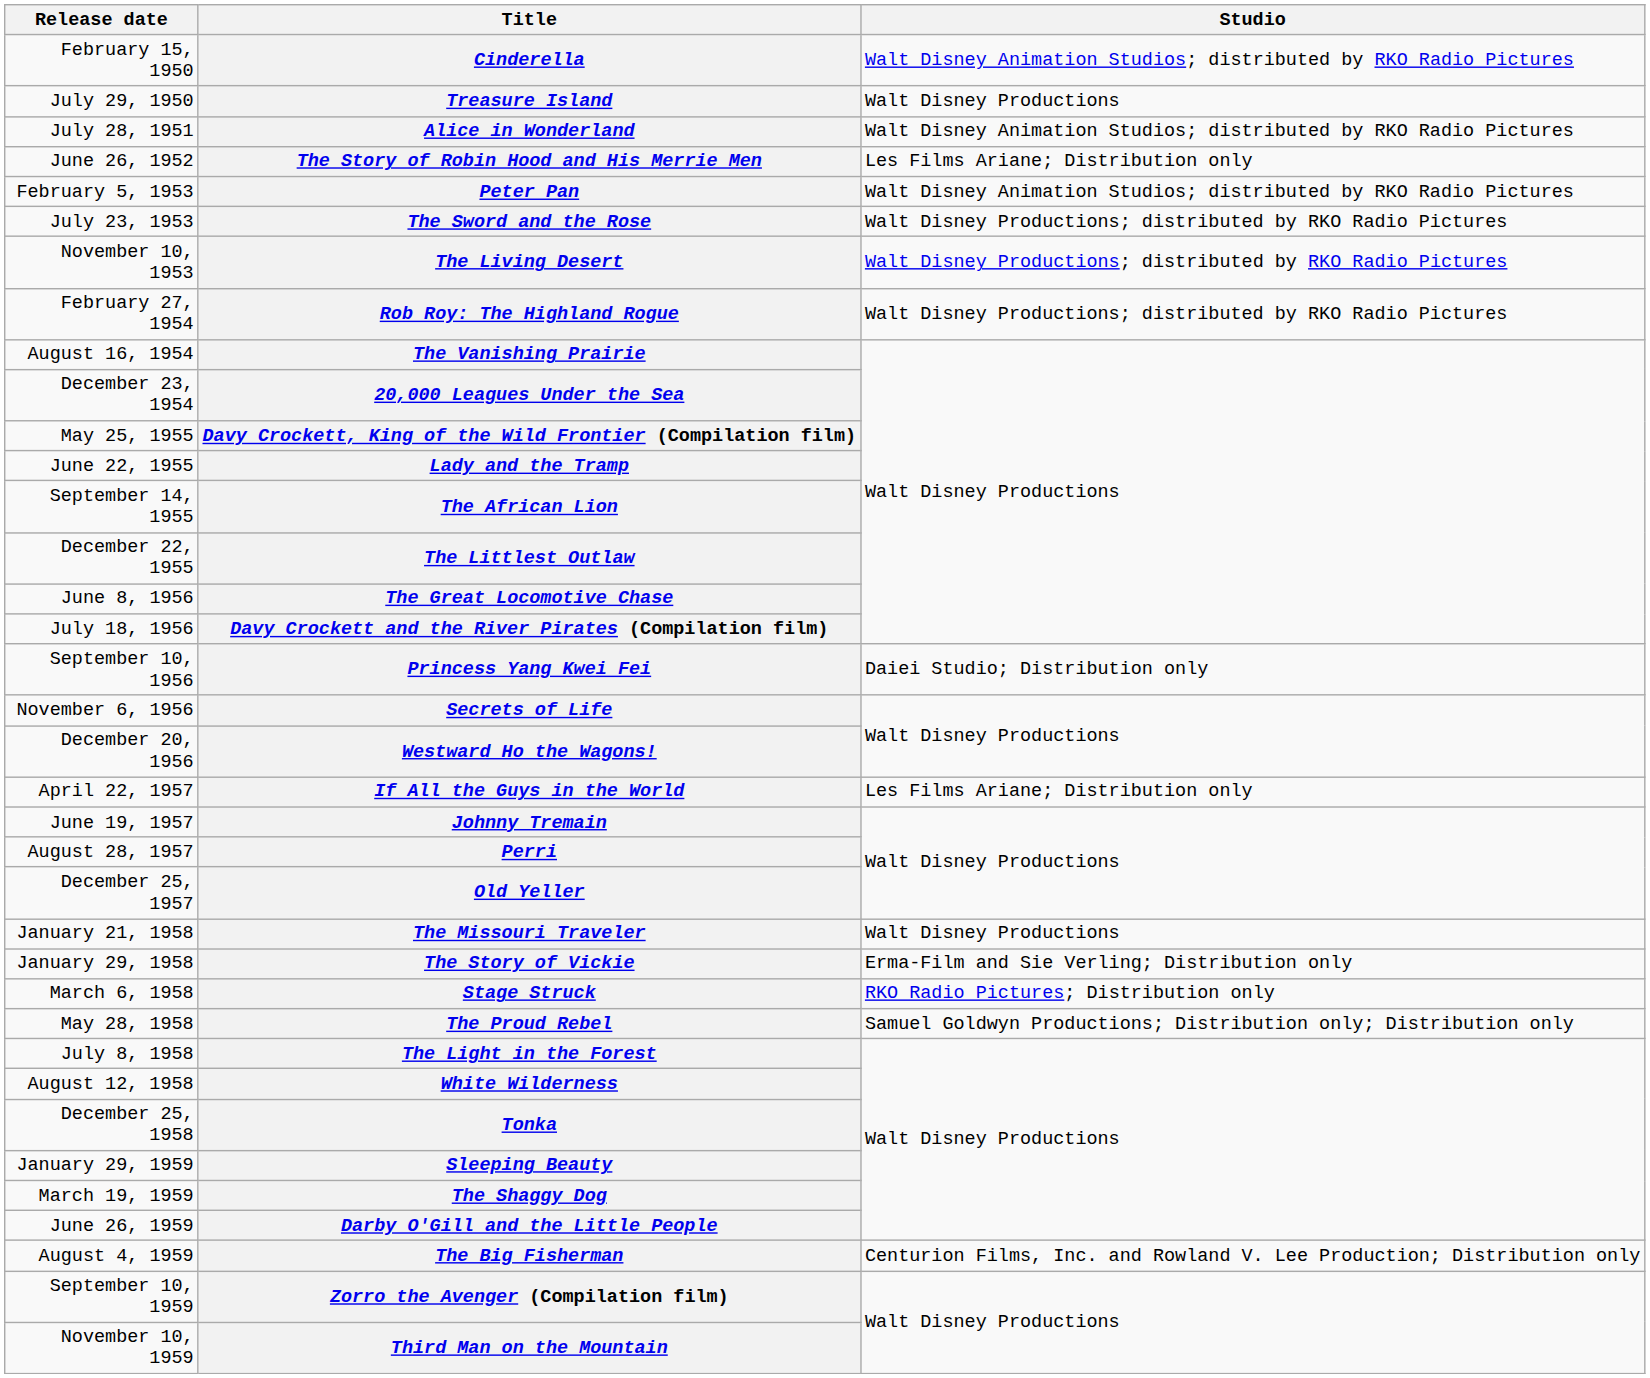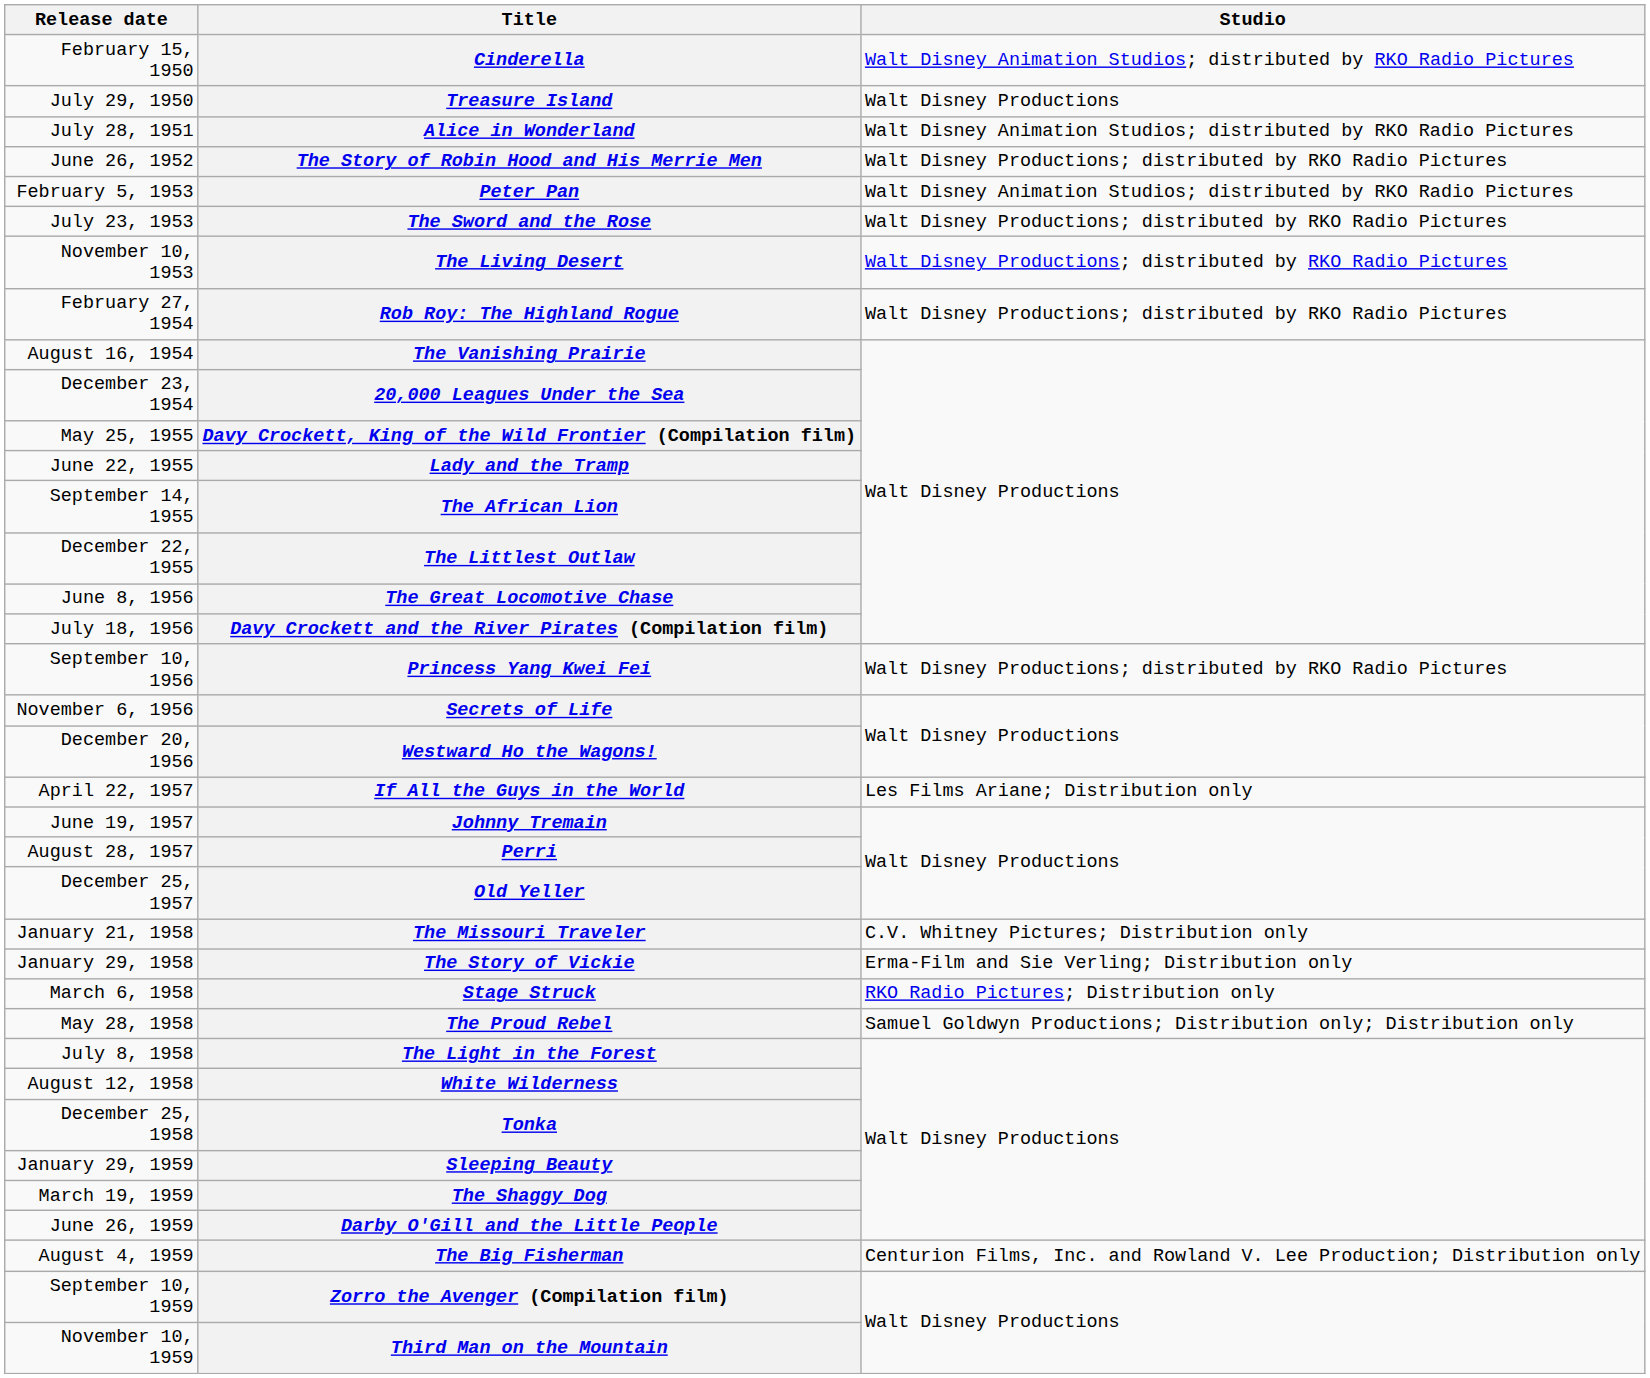(1059, 161) Les Films Ariane; Distribution only -> (1186, 161) Walt Disney Productions; distributed by RKO Radio Pictures
(1037, 670) Daiei Studio; Distribution only -> (1186, 670) Walt Disney Productions; distributed by RKO Radio Pictures
(992, 934) Walt Disney Productions -> (1086, 934) C.V. Whitney Pictures; Distribution only
